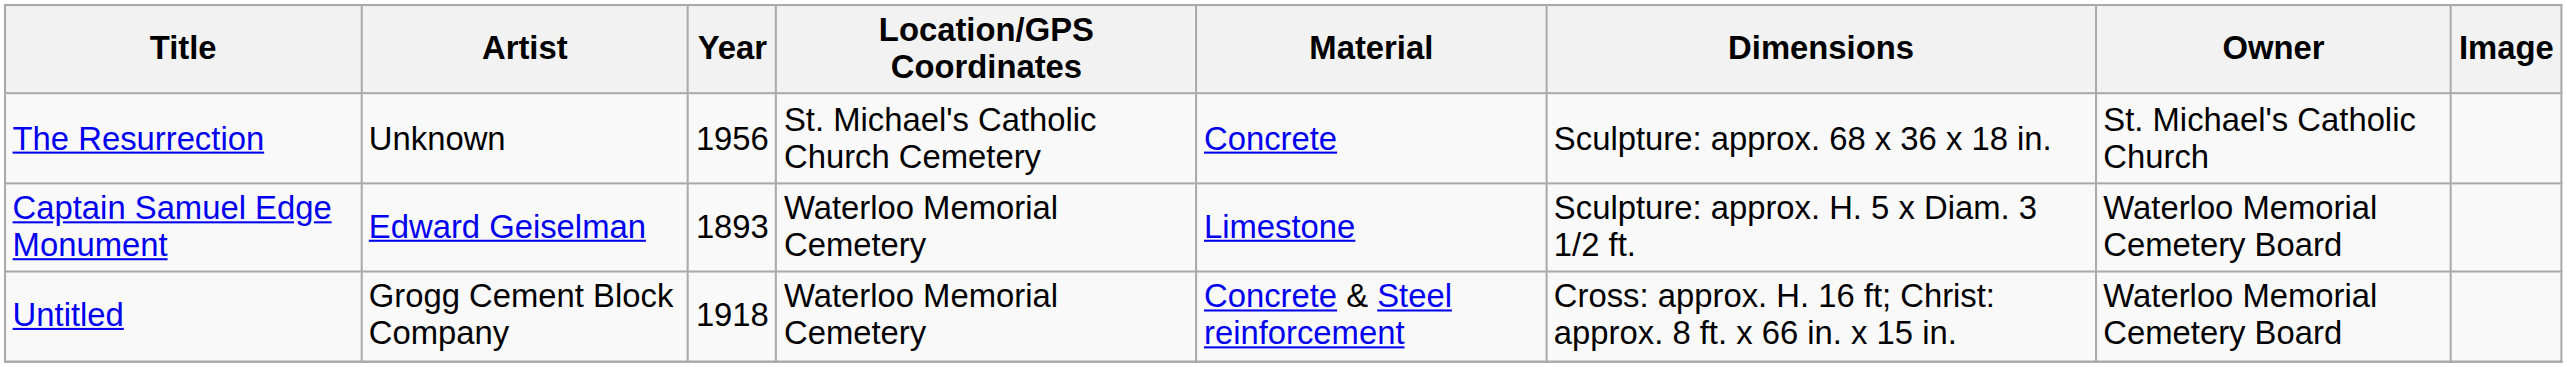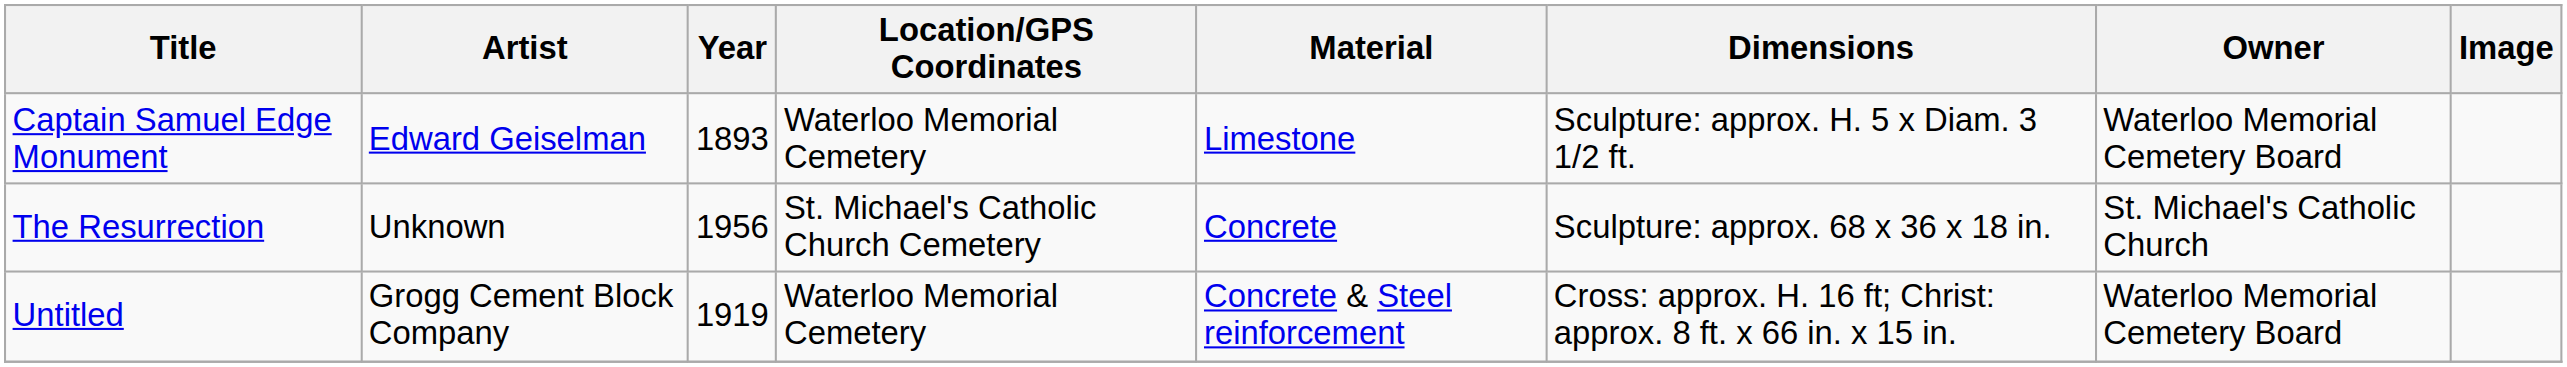rows swapped: (172, 226) <-> (138, 137)
(732, 315) 1918 -> (732, 315) 1919
